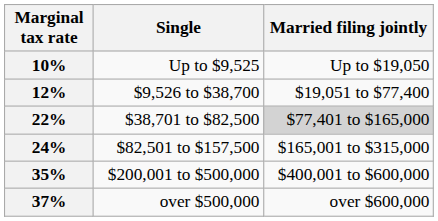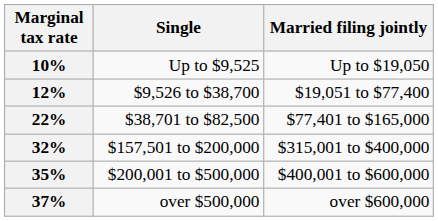(358, 119) lightgrey background -> (358, 119) no background
- row: (49, 147)
+ row: (49, 147)
